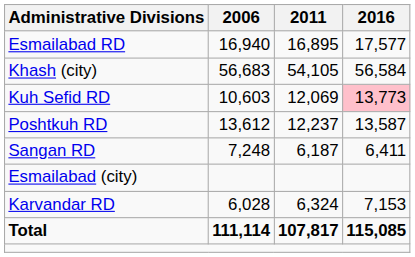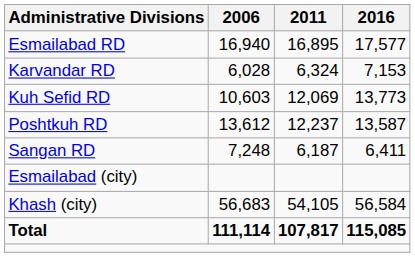rows swapped: (62, 204) <-> (53, 71)
(380, 97) pink background -> (380, 97) no background
